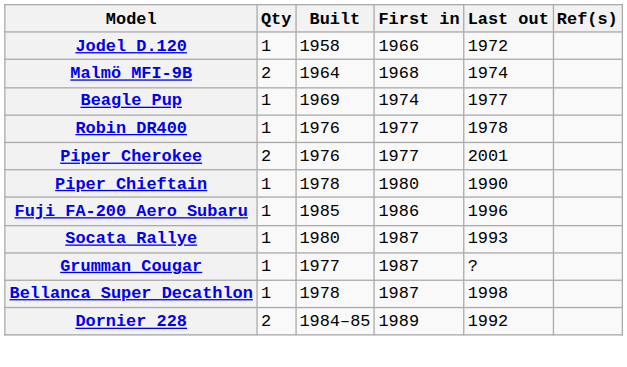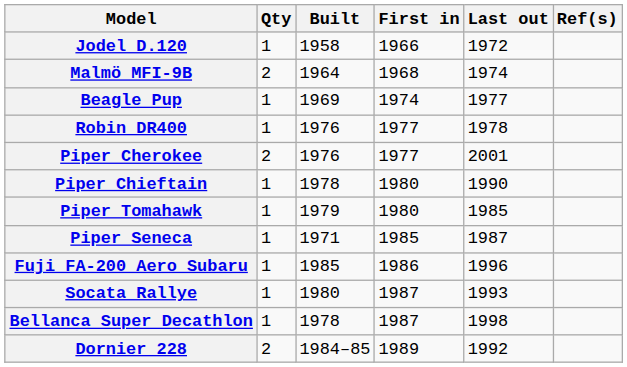+ row: (131, 211)
+ row: (131, 239)
- row: (131, 266)
